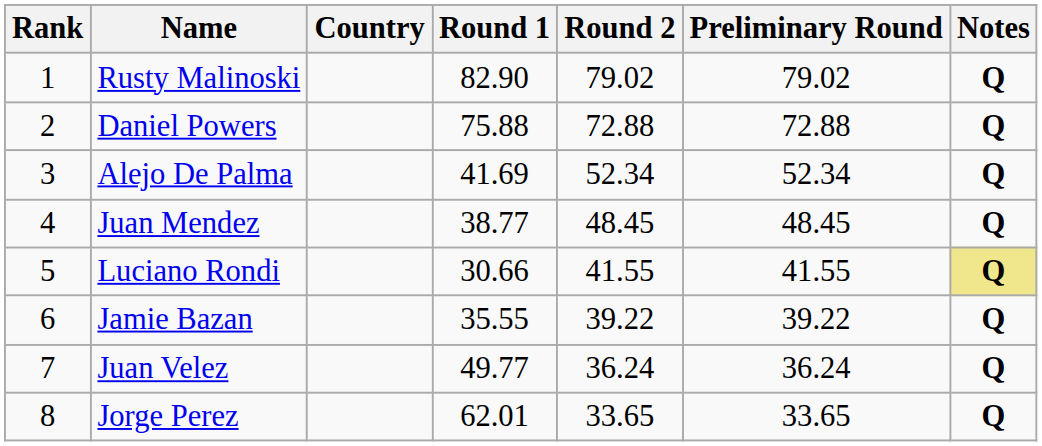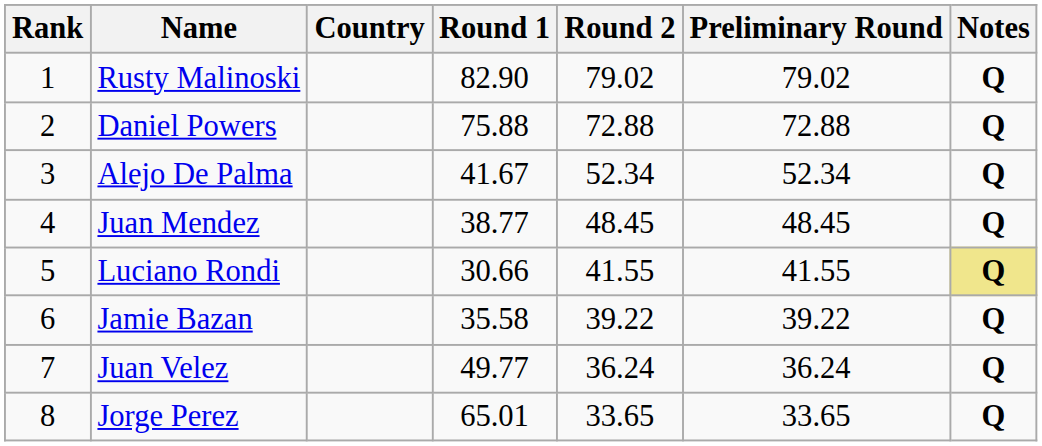(495, 174) 41.69 -> (495, 174) 41.67
(495, 319) 35.55 -> (495, 319) 35.58
(495, 416) 62.01 -> (495, 416) 65.01
